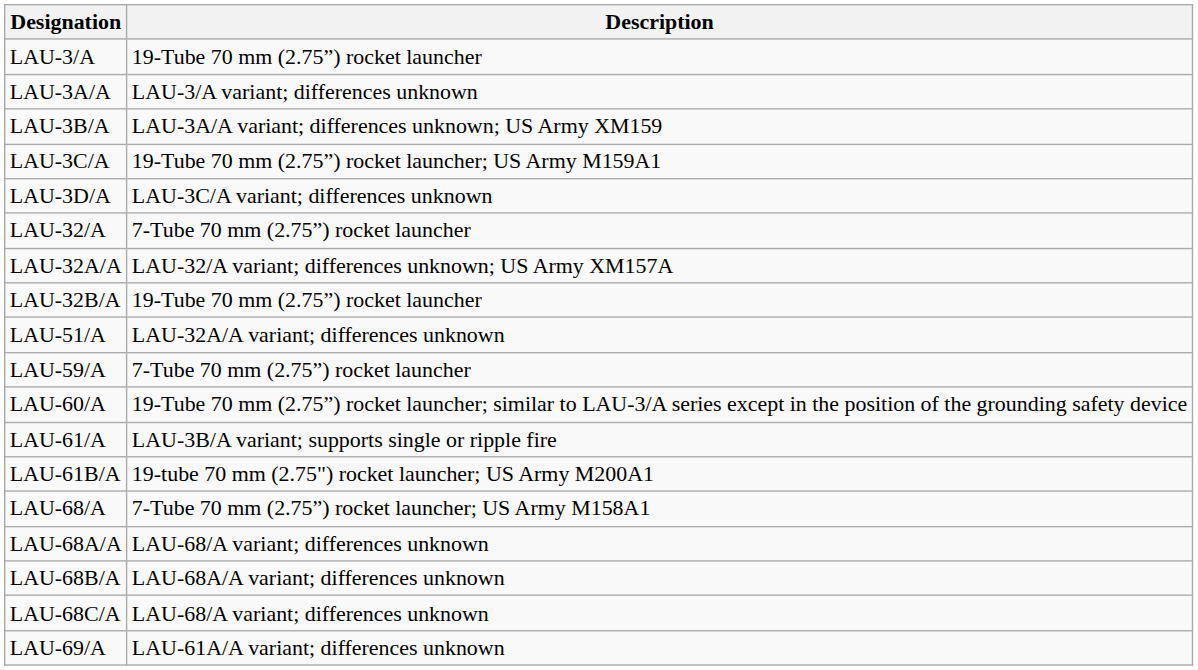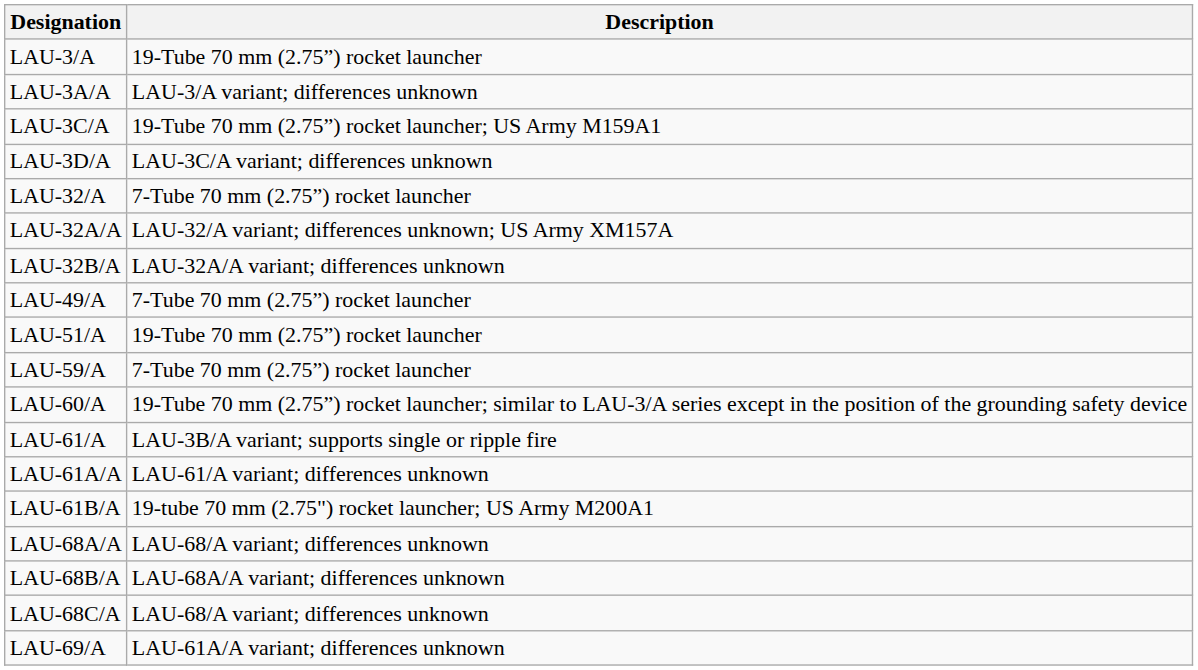- row: (60, 126)
(307, 299) 19-Tube 70 mm (2.75”) rocket launcher -> (318, 265) LAU-32A/A variant; differences unknown
+ row: (58, 299)
(318, 334) LAU-32A/A variant; differences unknown -> (307, 334) 19-Tube 70 mm (2.75”) rocket launcher
+ row: (66, 473)
- row: (58, 508)
